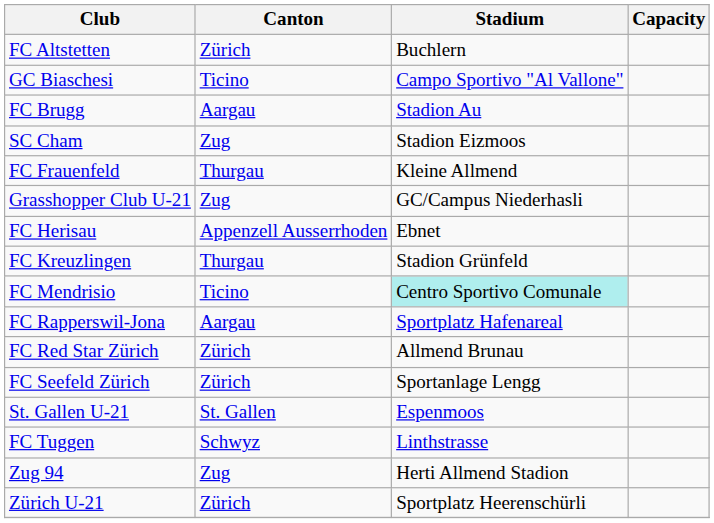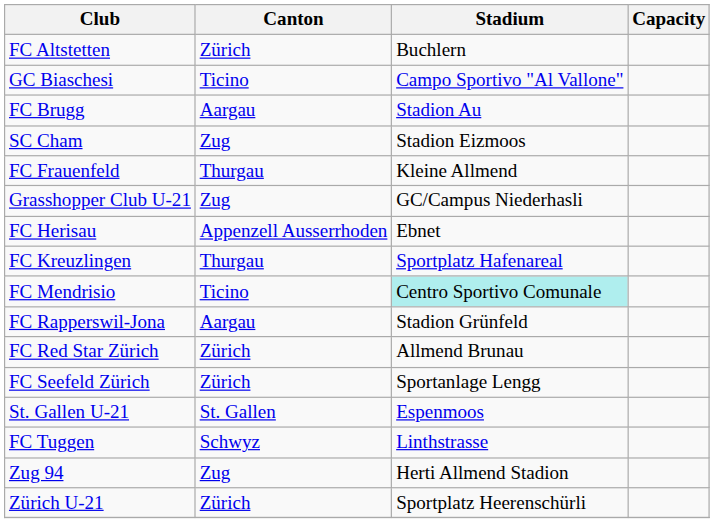(462, 261) Stadion Grünfeld -> (479, 261) Sportplatz Hafenareal
(479, 321) Sportplatz Hafenareal -> (462, 321) Stadion Grünfeld
